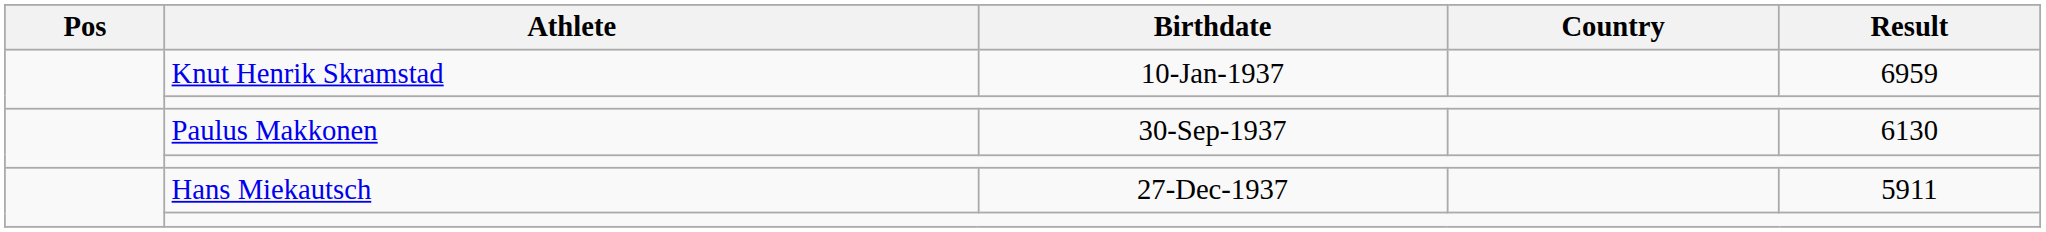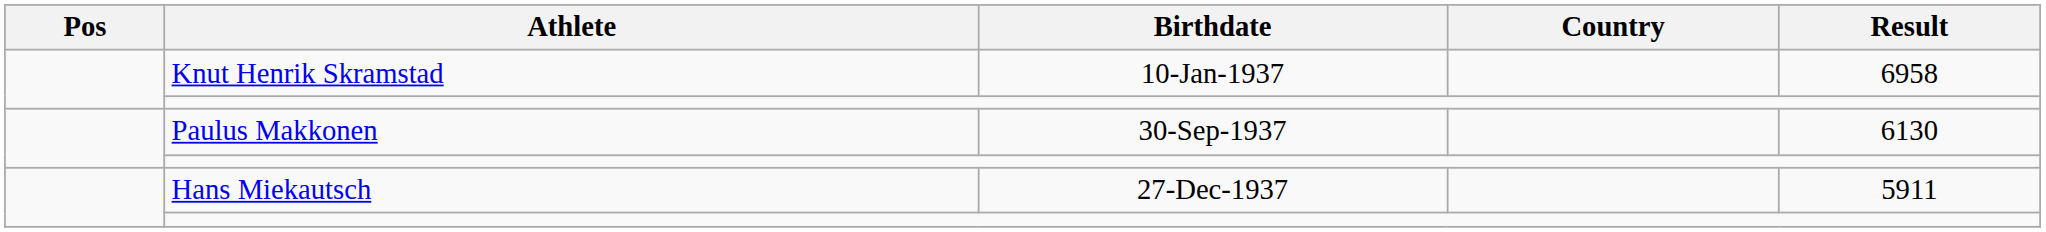(1909, 72) 6959 -> (1909, 72) 6958
